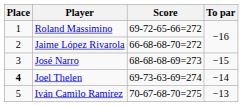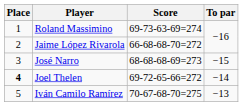(165, 28) 69-72-65-66=272 -> (165, 28) 69-73-63-69=274
(165, 77) 69-73-63-69=274 -> (165, 77) 69-72-65-66=272
